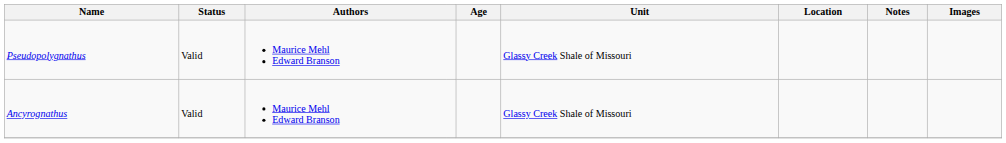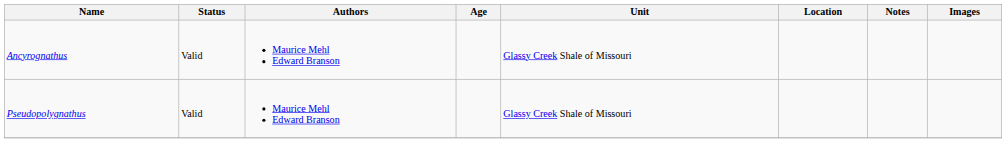rows swapped: (37, 114) <-> (46, 55)
